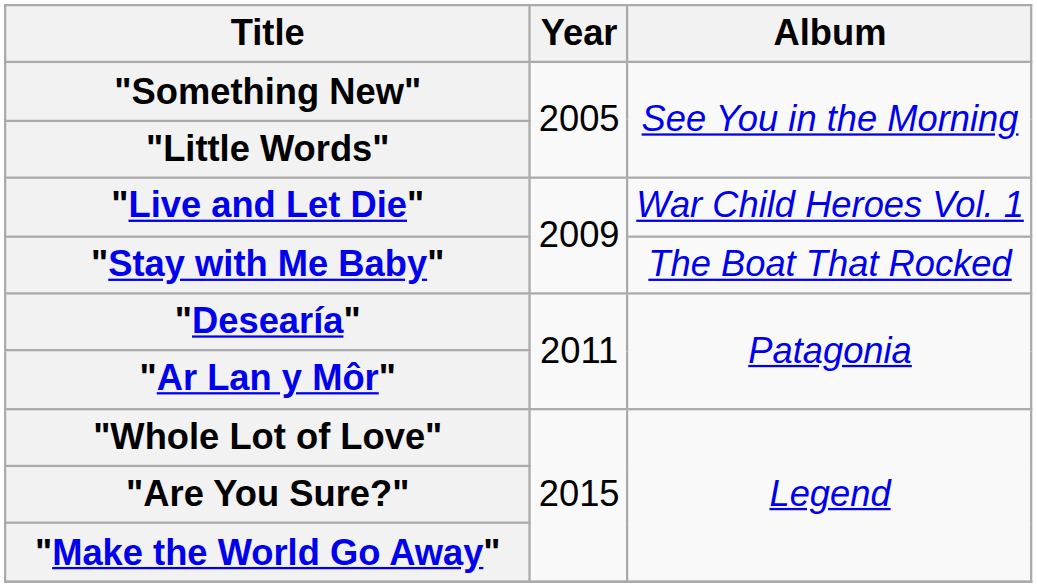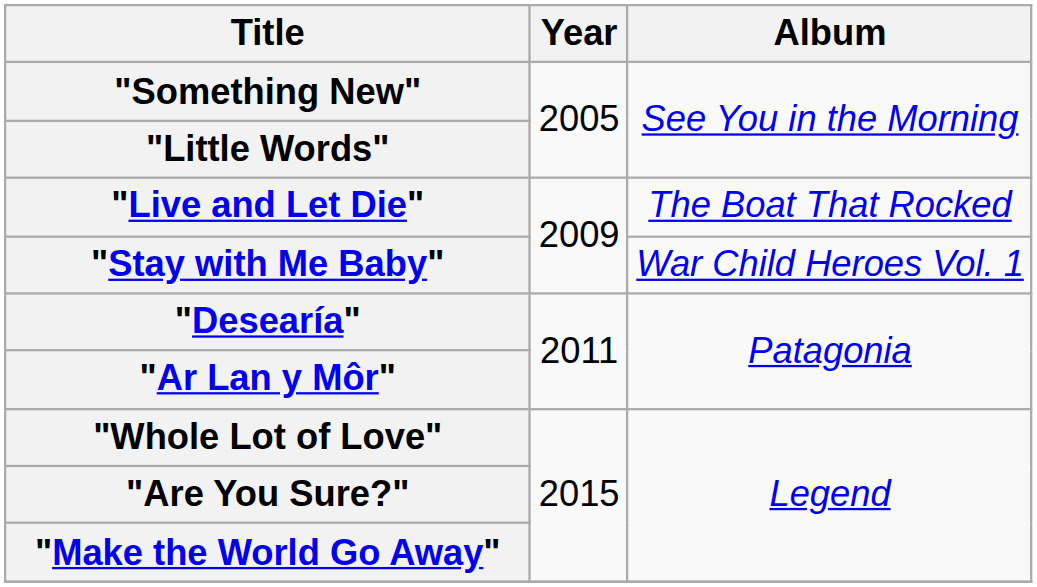(830, 206) War Child Heroes Vol. 1 -> (830, 206) The Boat That Rocked
(830, 263) The Boat That Rocked -> (830, 263) War Child Heroes Vol. 1
